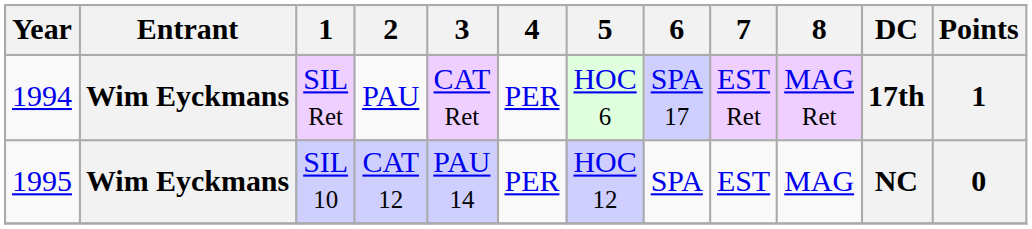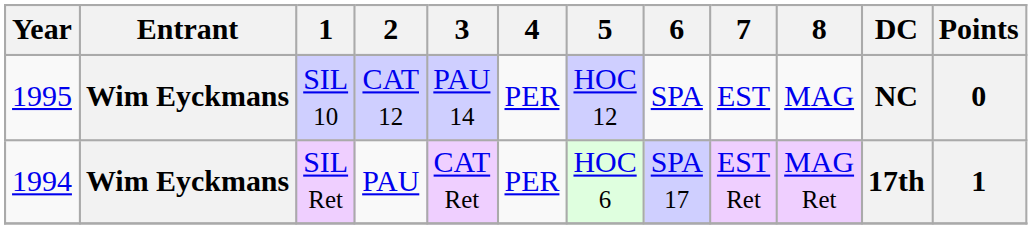rows swapped: (326, 96) <-> (326, 181)
